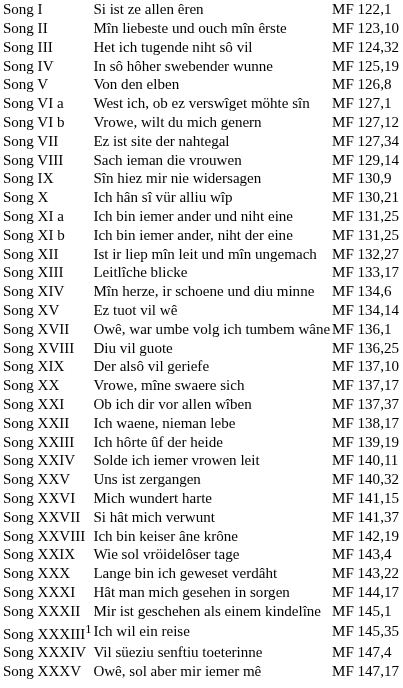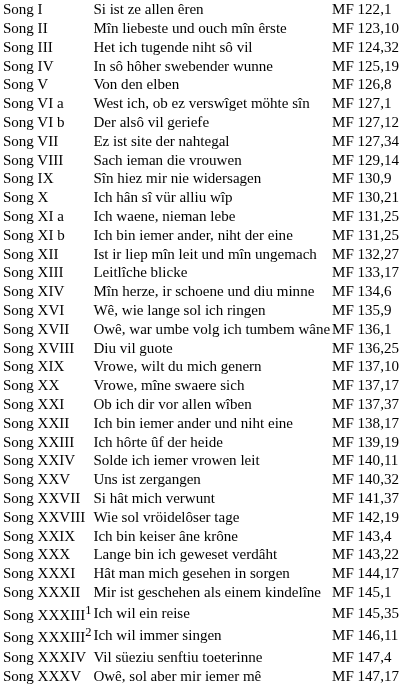(178, 122) Vrowe, wilt du mich genern -> (151, 122) Der alsô vil geriefe
(193, 216) Ich bin iemer ander und niht eine -> (164, 216) Ich waene, nieman lebe
- row: (31, 310)
+ row: (34, 310)
(151, 366) Der alsô vil geriefe -> (178, 366) Vrowe, wilt du mich genern
(164, 423) Ich waene, nieman lebe -> (193, 423) Ich bin iemer ander und niht eine
- row: (39, 498)
(166, 535) Ich bin keiser âne krône -> (166, 517) Wie sol vröidelôser tage
(166, 554) Wie sol vröidelôser tage -> (166, 535) Ich bin keiser âne krône
+ row: (47, 635)
